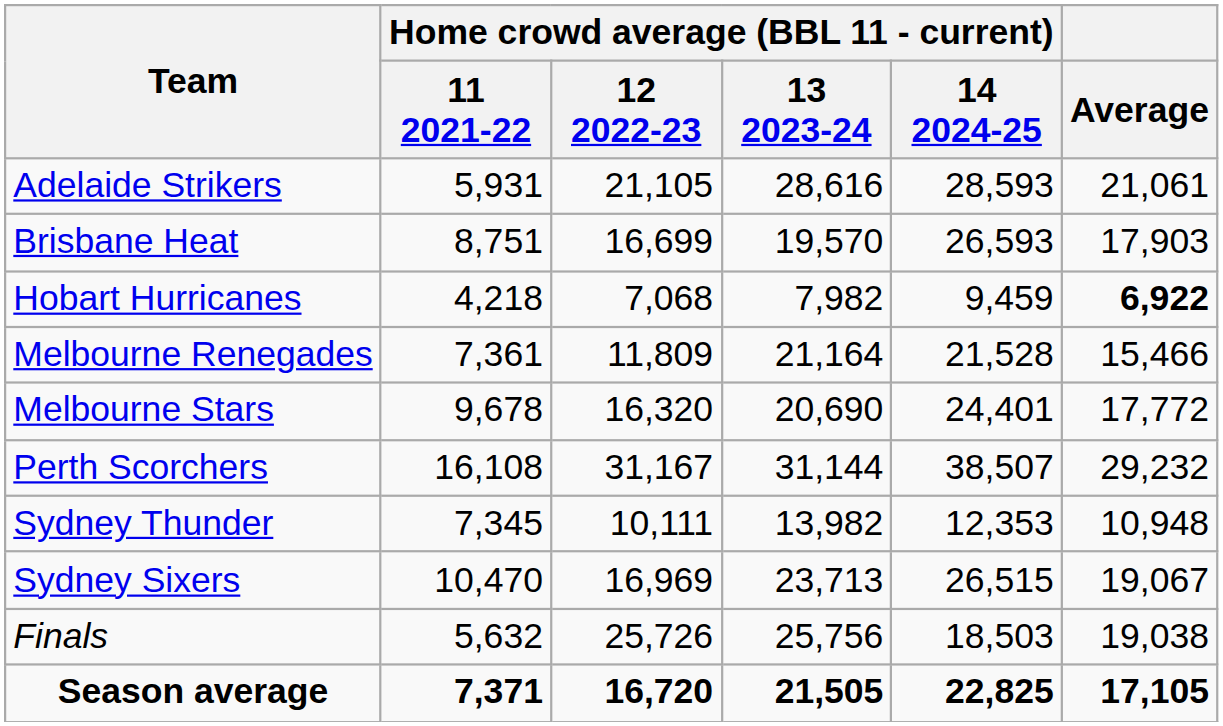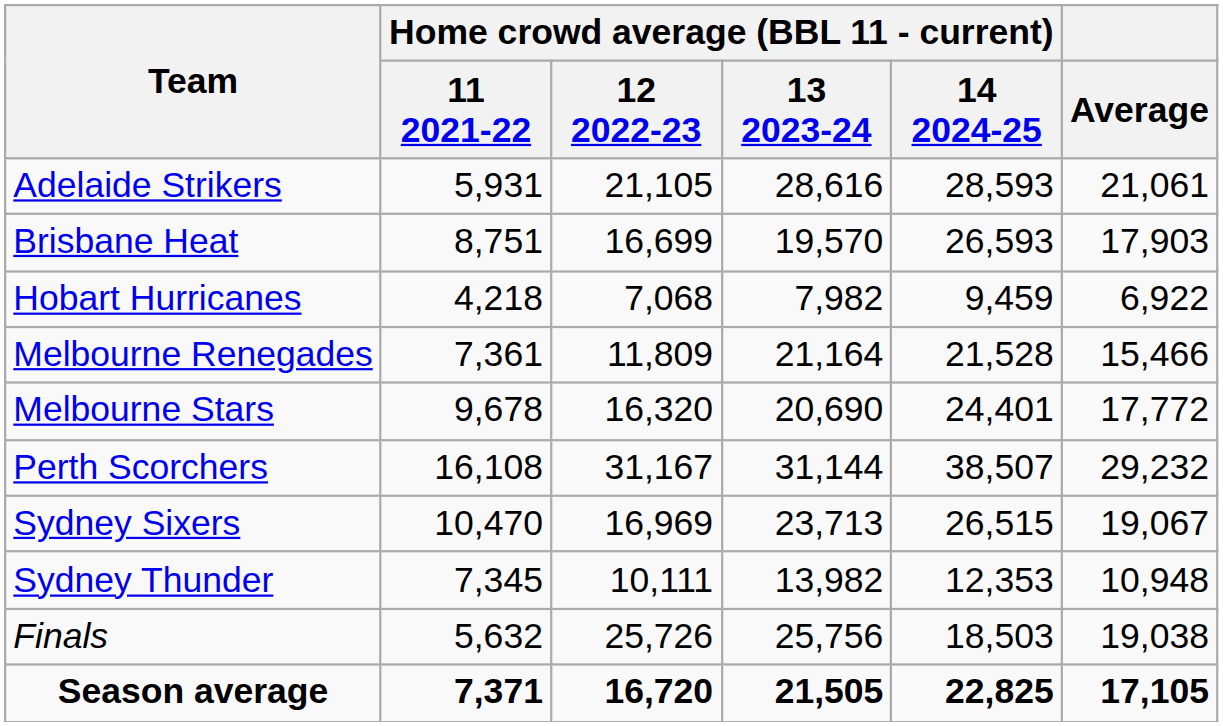(1164, 297) bold -> (1164, 297) normal
rows swapped: (127, 579) <-> (143, 523)
